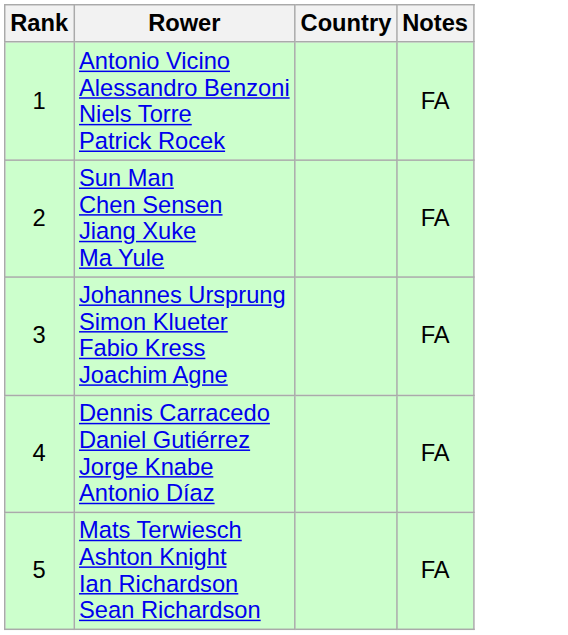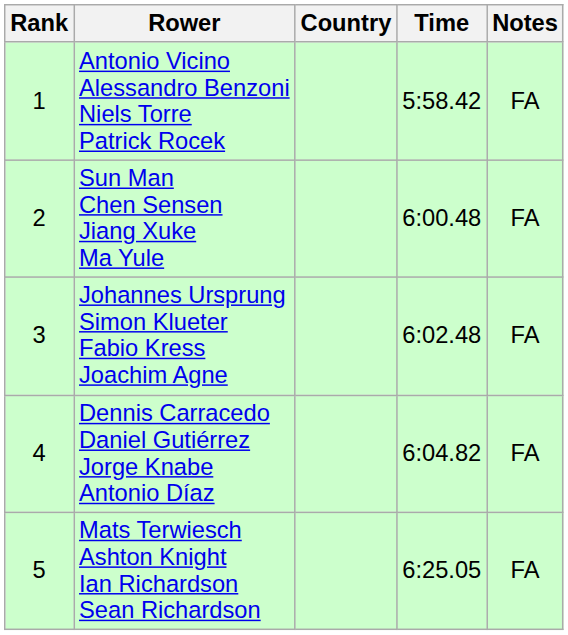+ column: (442, 23)
